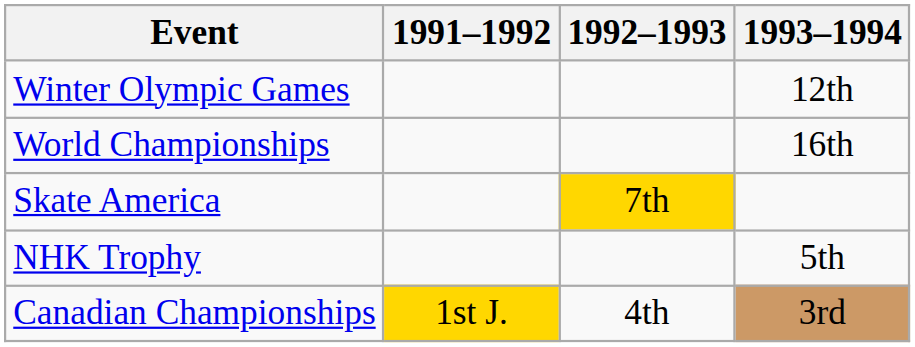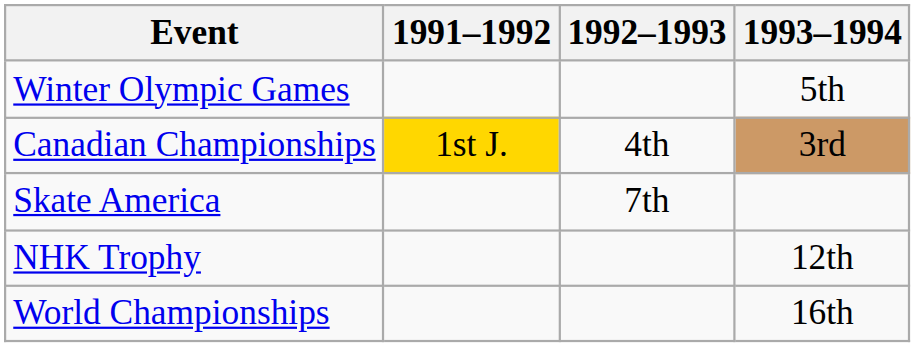(822, 88) 12th -> (822, 88) 5th
rows swapped: (171, 144) <-> (194, 312)
(647, 200) gold background -> (647, 200) no background
(822, 256) 5th -> (822, 256) 12th
